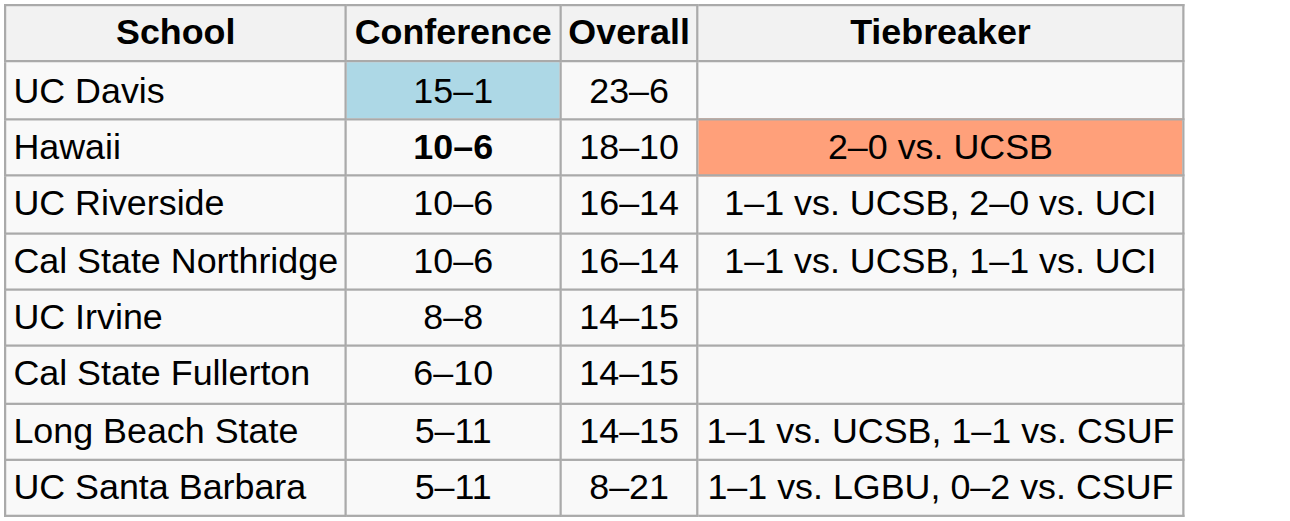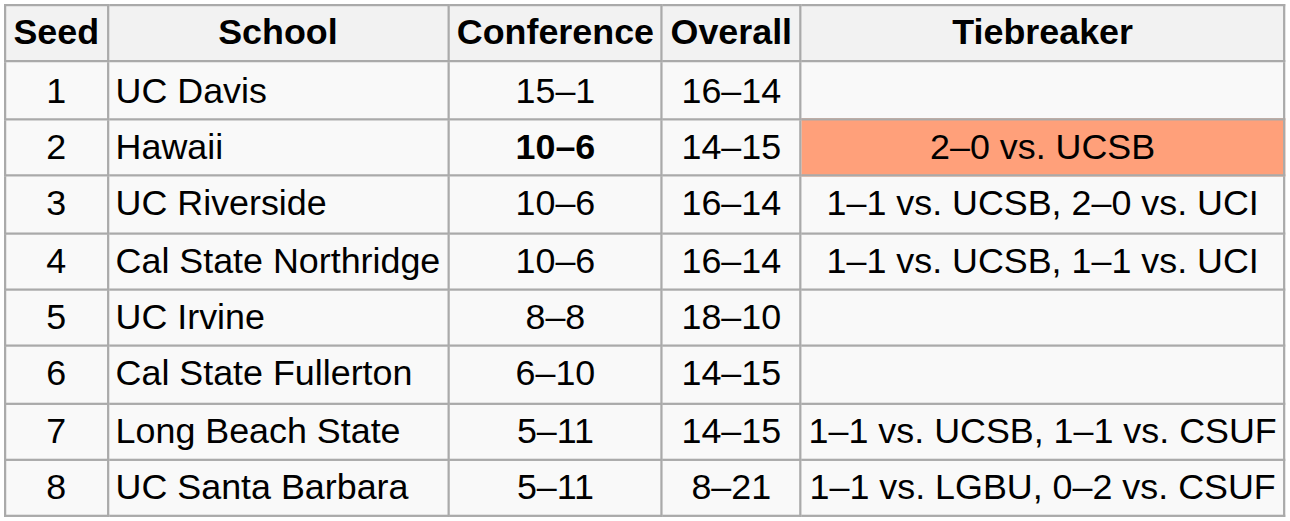+ column: (56, 32)
(453, 89) lightblue background -> (555, 89) no background
(629, 89) 23–6 -> (731, 89) 16–14
(629, 146) 18–10 -> (731, 146) 14–15
(629, 317) 14–15 -> (731, 317) 18–10
